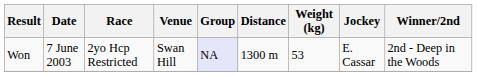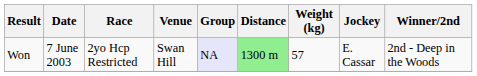(259, 54) no background -> (259, 54) lightgreen background
(298, 54) 53 -> (298, 54) 57
